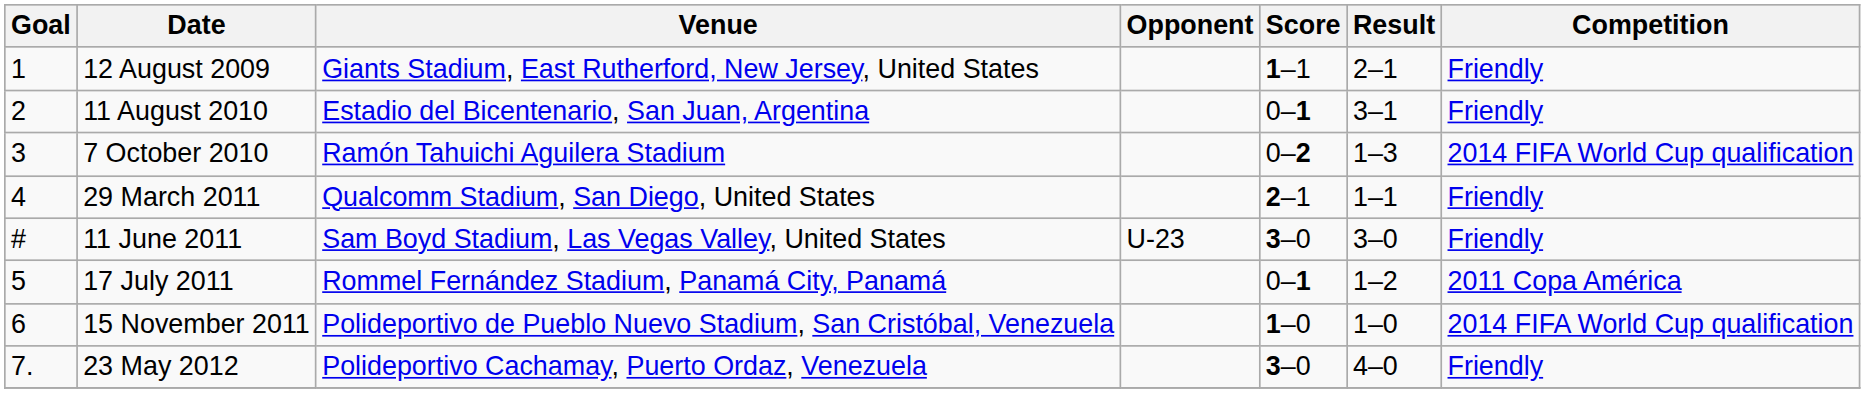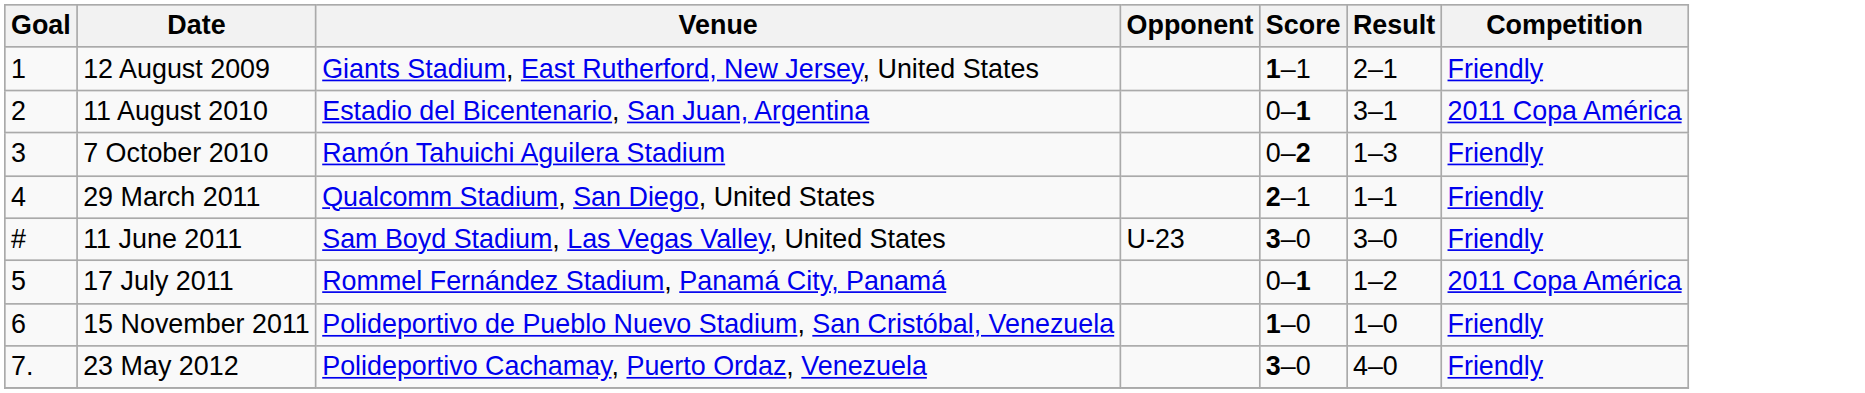(1495, 111) Friendly -> (1565, 111) 2011 Copa América
(1650, 153) 2014 FIFA World Cup qualification -> (1495, 153) Friendly
(1650, 324) 2014 FIFA World Cup qualification -> (1495, 324) Friendly
